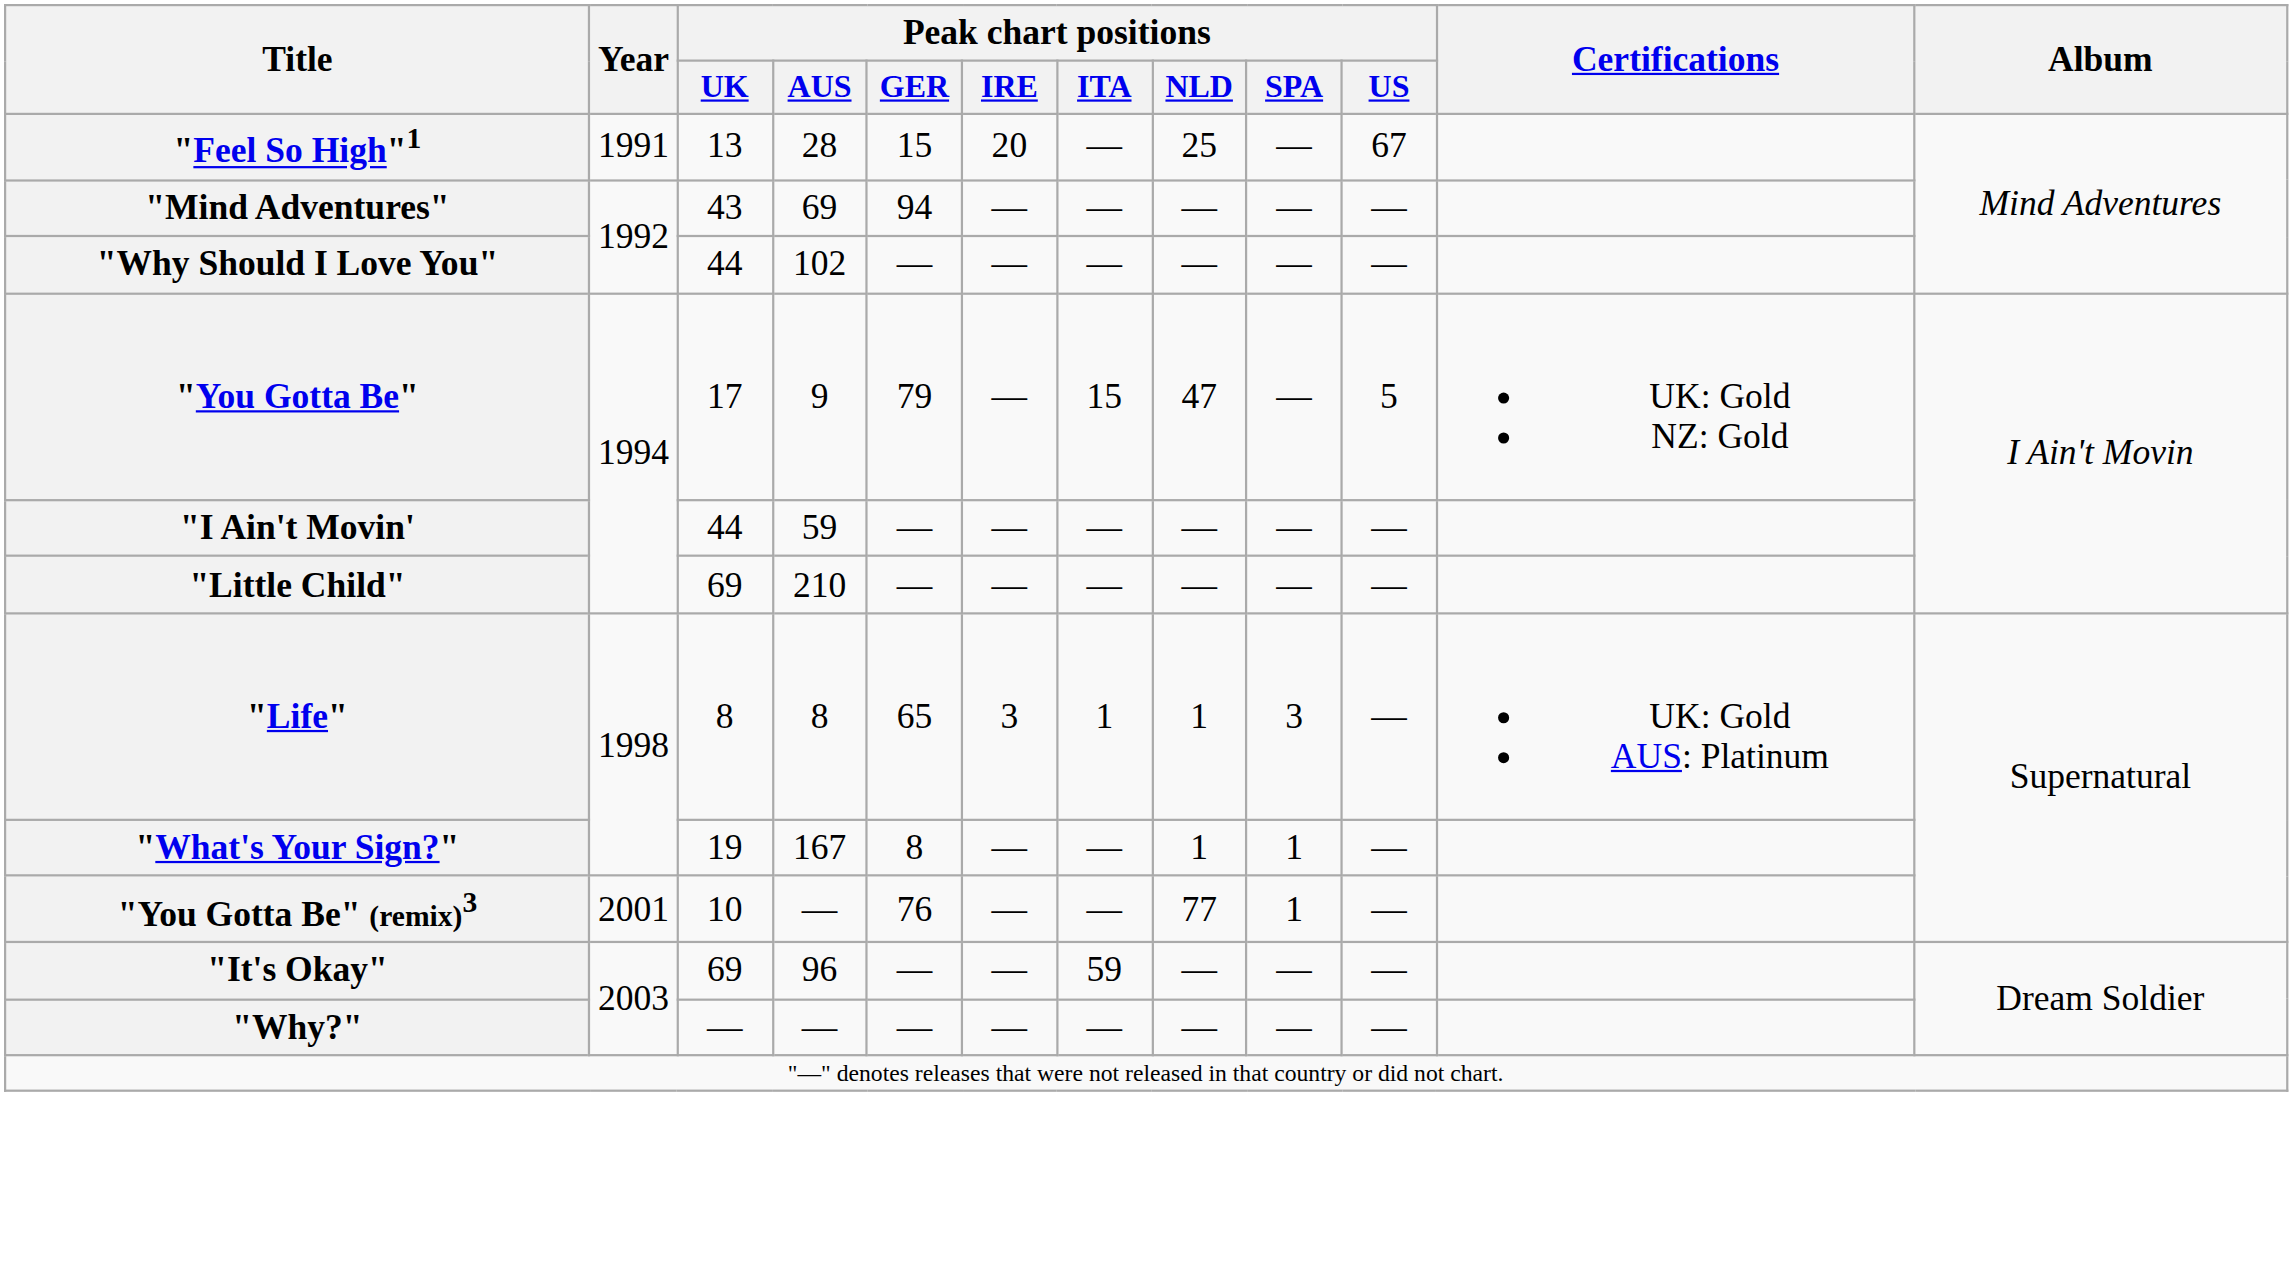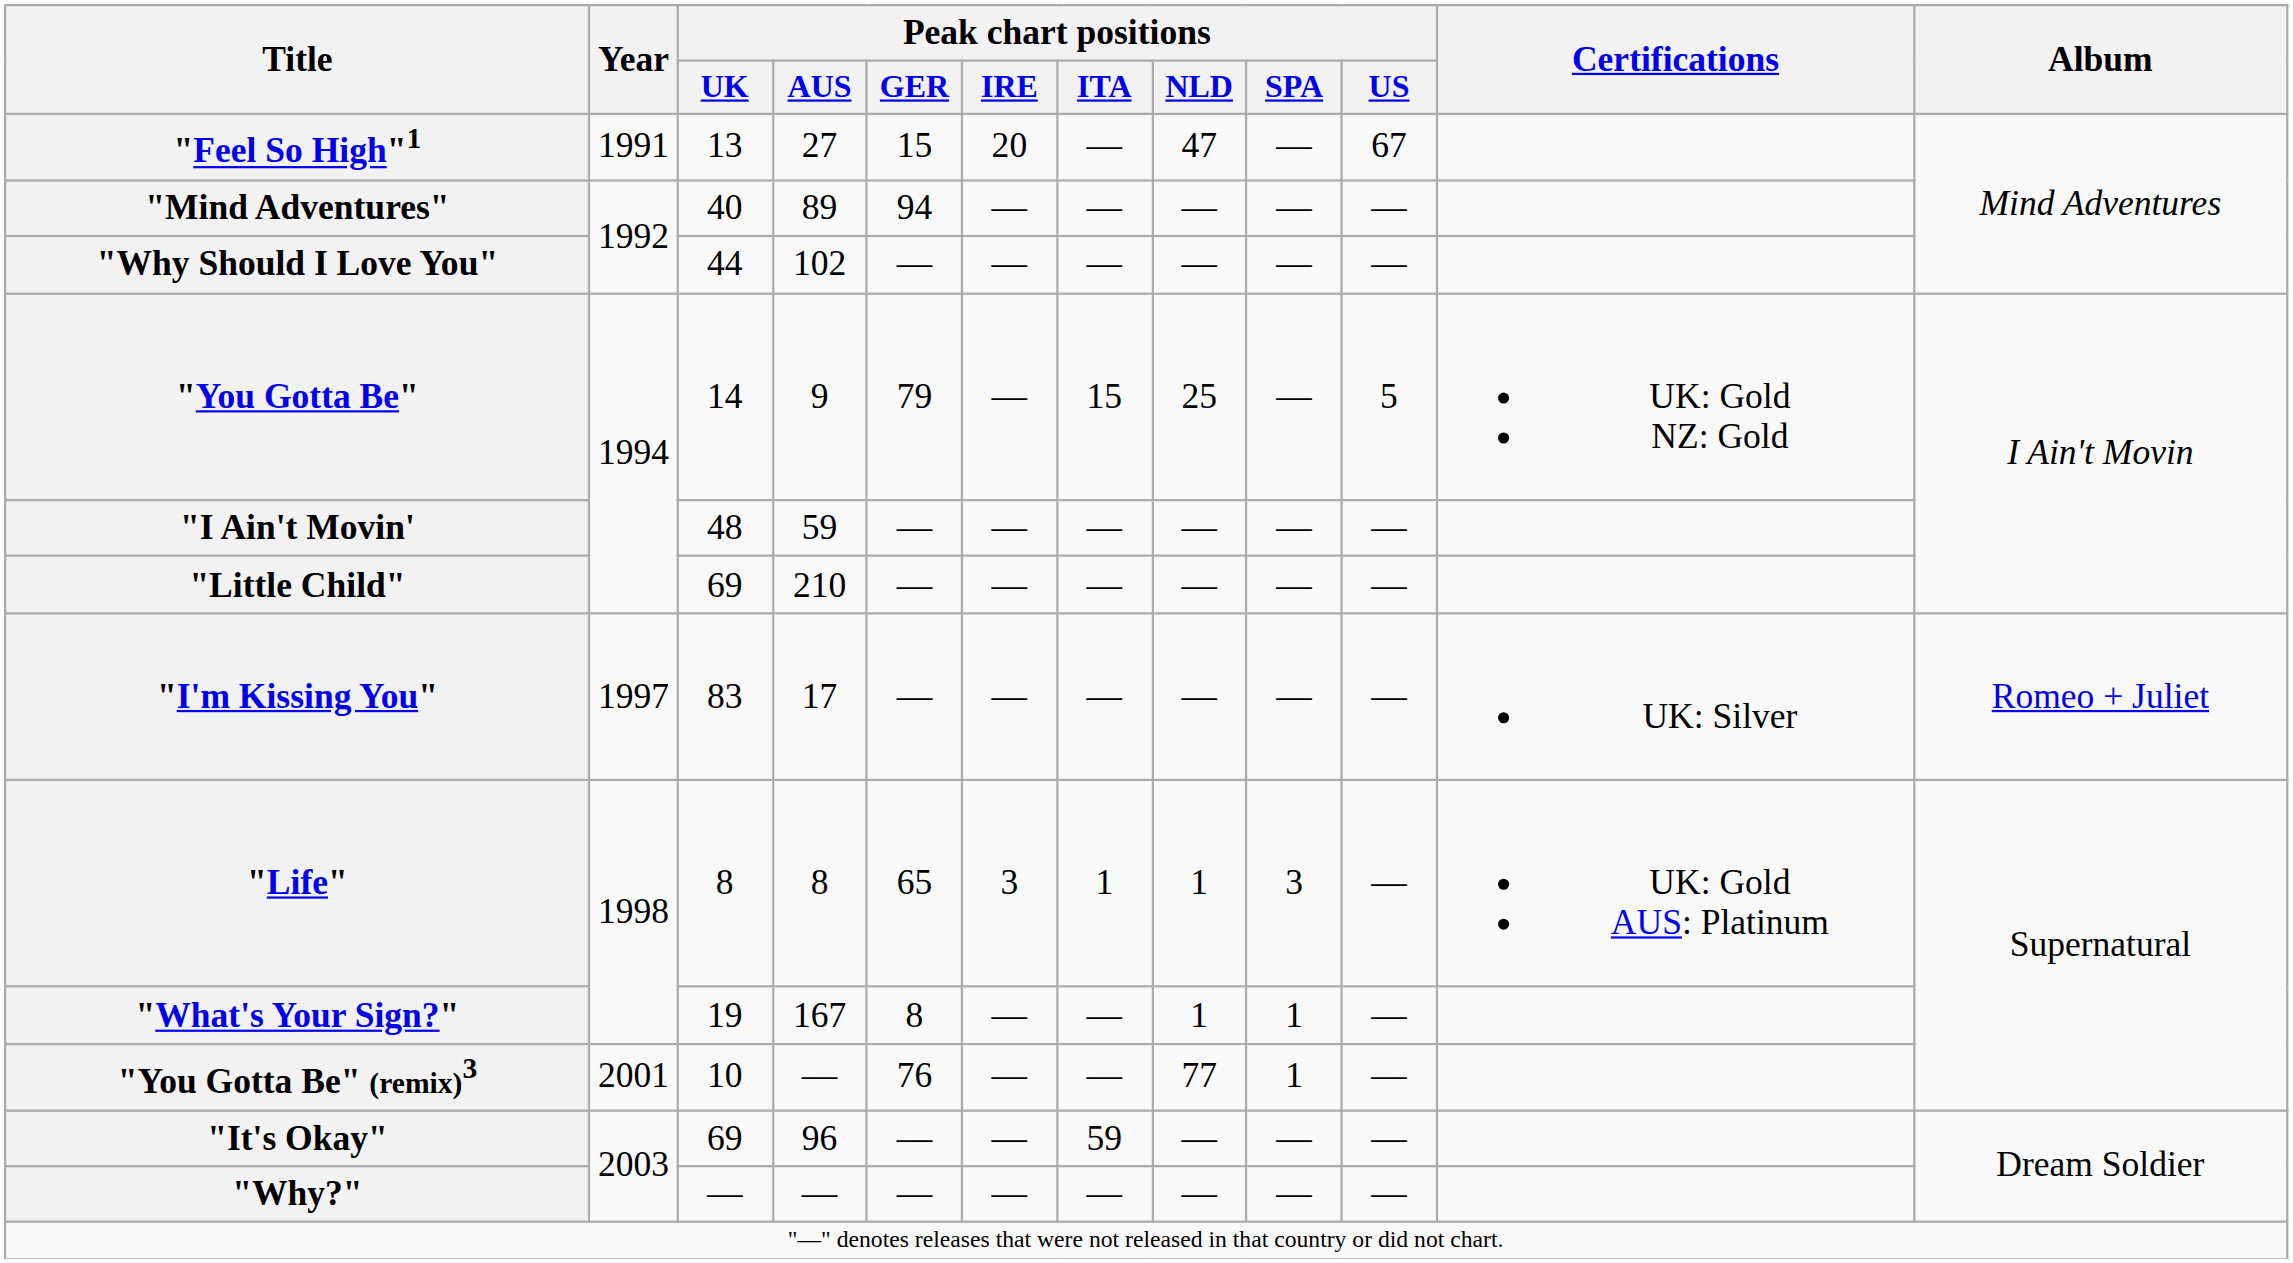(820, 146) 28 -> (820, 146) 27
(1199, 146) 25 -> (1199, 146) 47
(725, 207) 43 -> (725, 207) 40
(820, 207) 69 -> (820, 207) 89
(725, 395) 17 -> (725, 395) 14
(1199, 395) 47 -> (1199, 395) 25
(725, 527) 44 -> (725, 527) 48
+ row: (297, 695)
